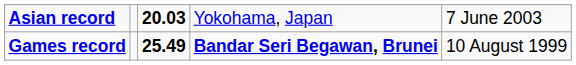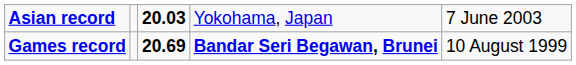(164, 45) 25.49 -> (164, 45) 20.69
